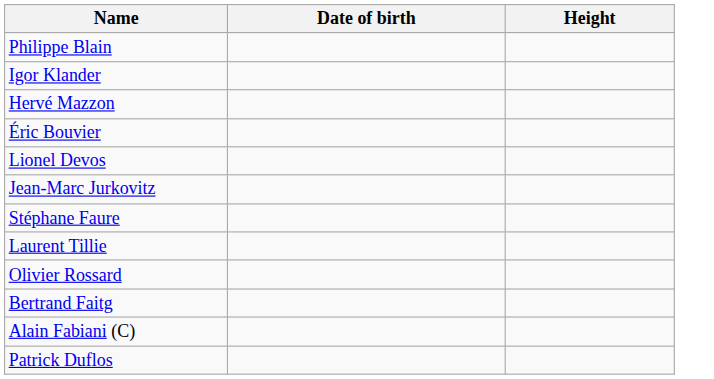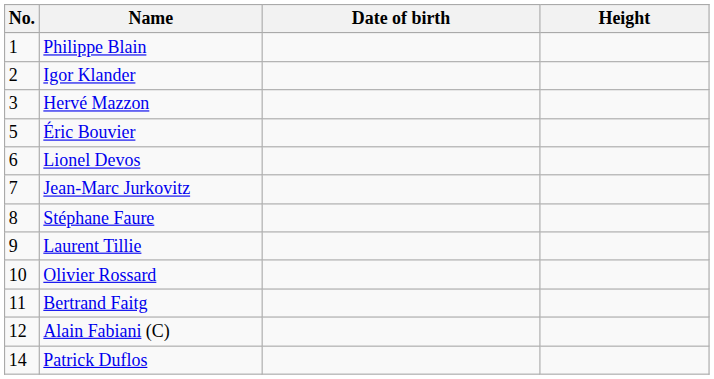+ column: (22, 18)
